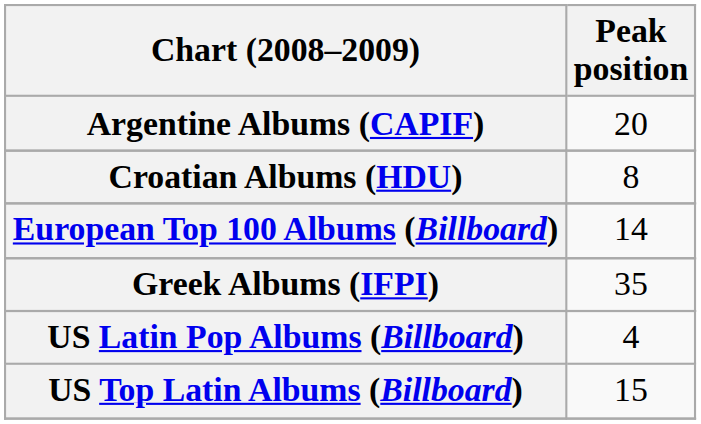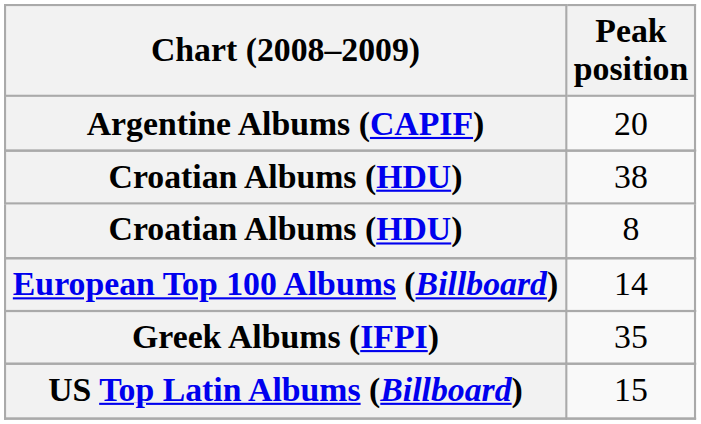+ row: (631, 176)
- row: (631, 336)
